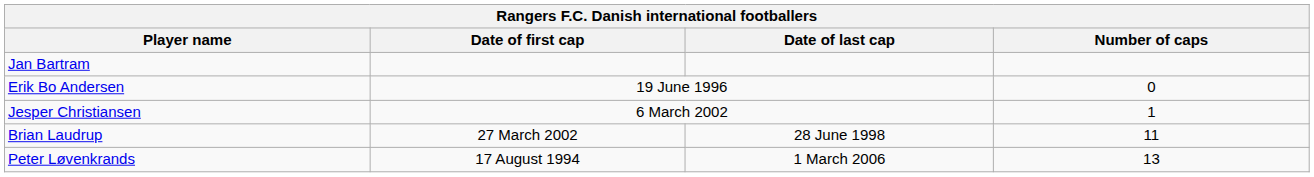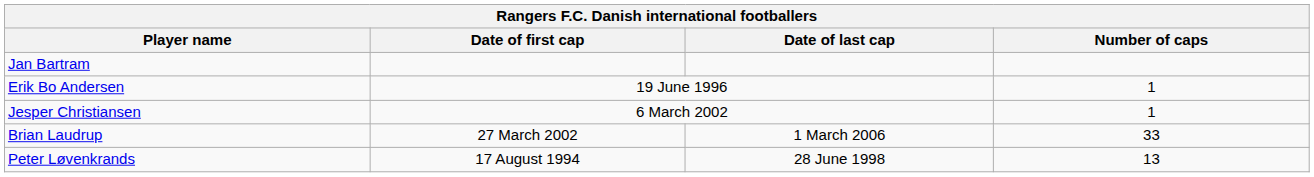(1151, 87) 0 -> (1151, 87) 1
(839, 135) 28 June 1998 -> (839, 135) 1 March 2006
(1151, 135) 11 -> (1151, 135) 33
(839, 159) 1 March 2006 -> (839, 159) 28 June 1998
